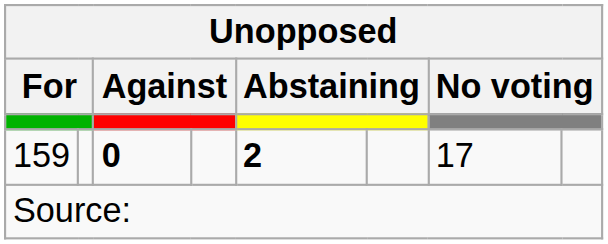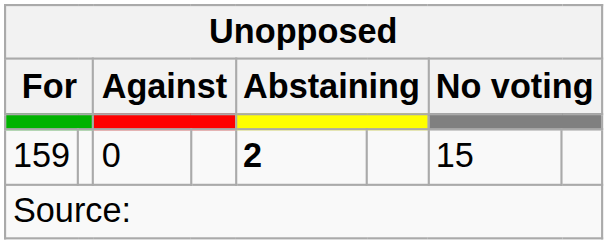(111, 156) bold -> (111, 156) normal
(455, 156) 17 -> (455, 156) 15
